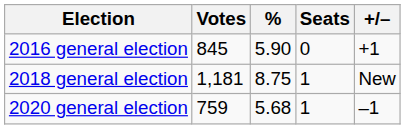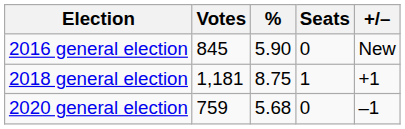(369, 49) +1 -> (377, 49) New
(377, 78) New -> (369, 78) +1
(305, 108) 1 -> (305, 108) 0
